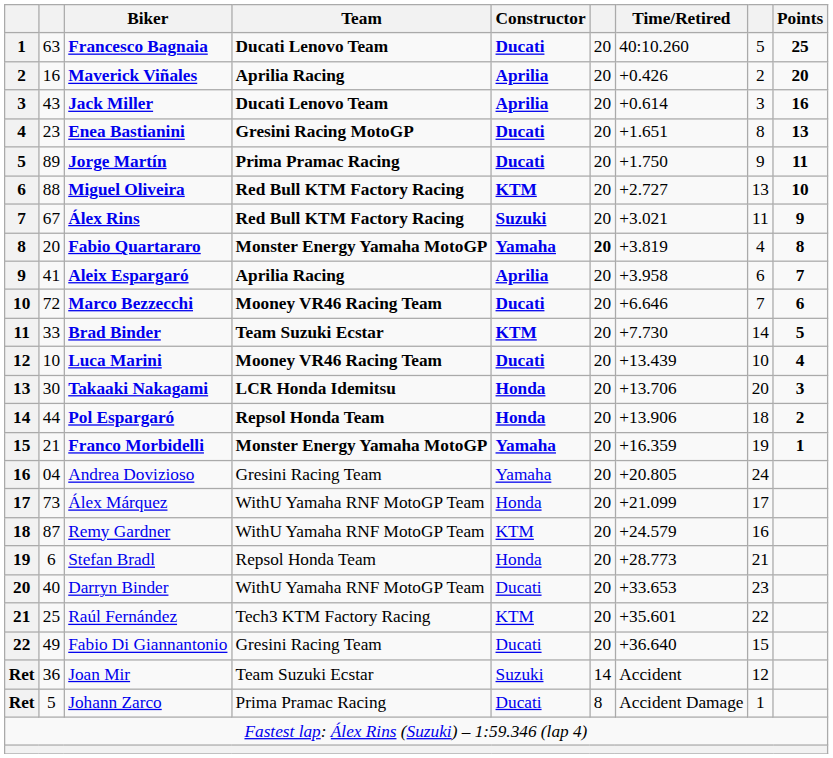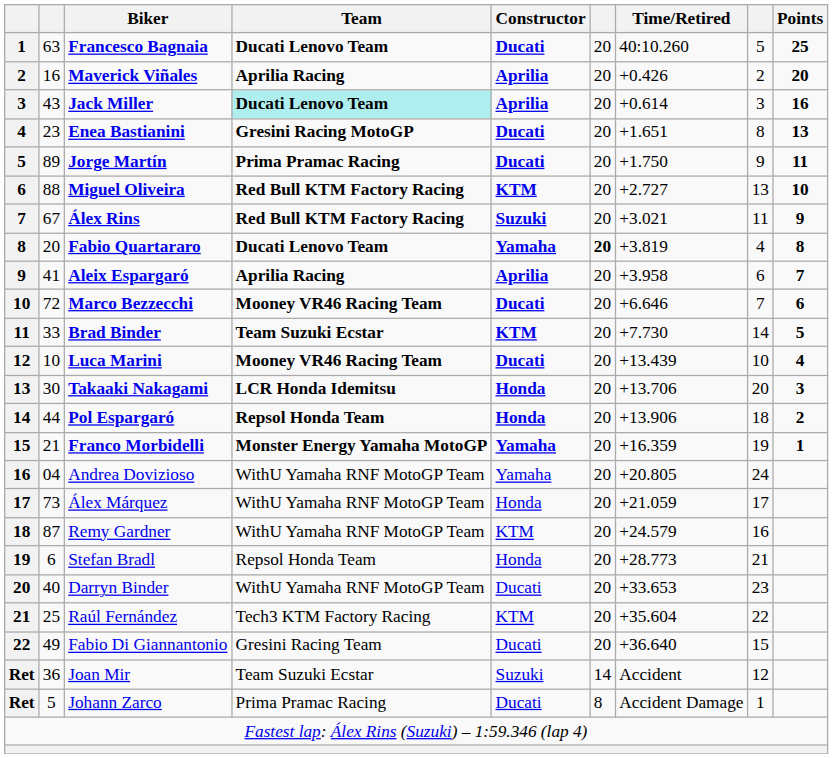(312, 103) no background -> (312, 103) paleturquoise background
(361, 246) Monster Energy Yamaha MotoGP -> (312, 246) Ducati Lenovo Team
(309, 474) Gresini Racing Team -> (360, 474) WithU Yamaha RNF MotoGP Team
(648, 502) +21.099 -> (648, 502) +21.059
(648, 616) +35.601 -> (648, 616) +35.604
